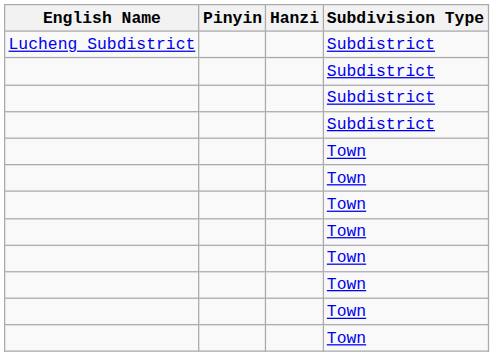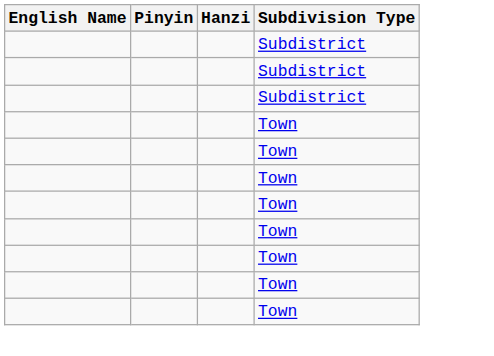- row: (102, 45)
